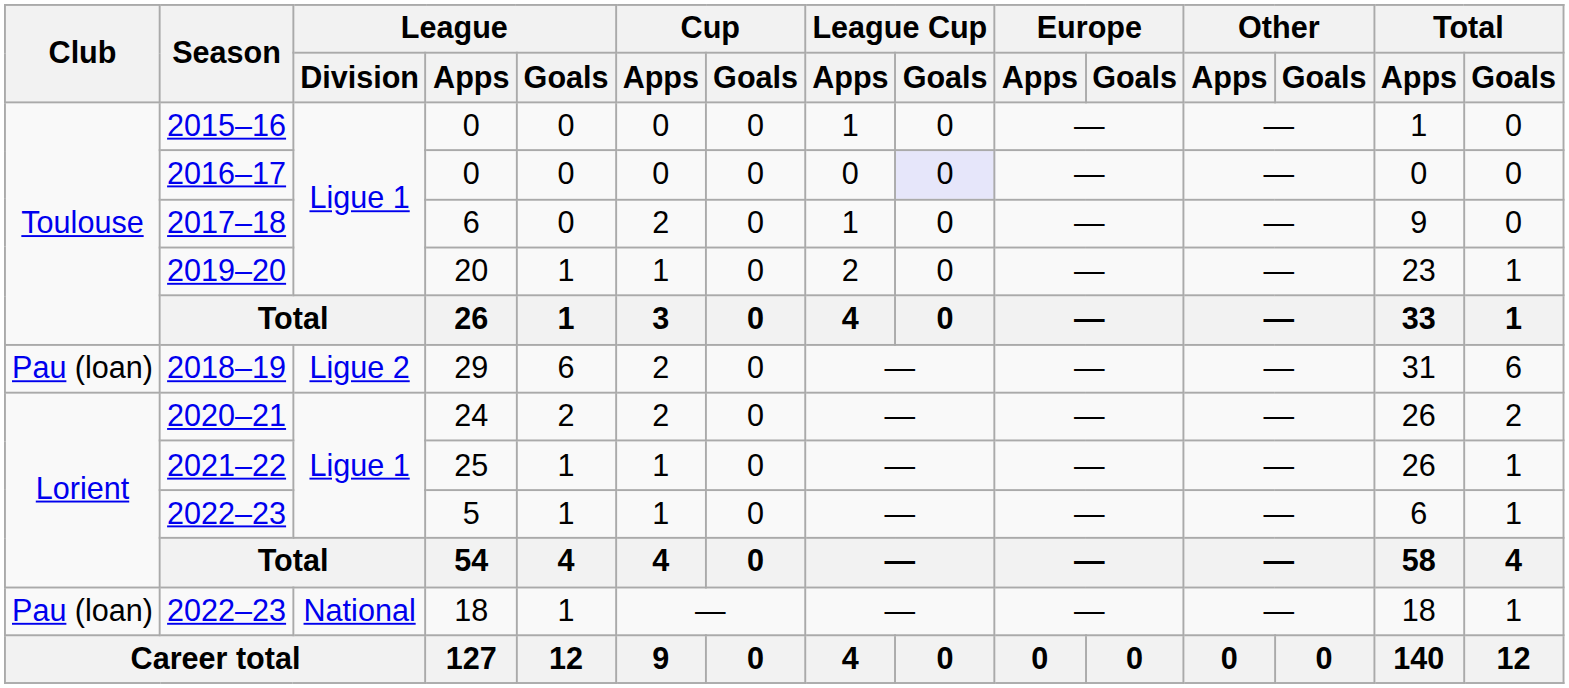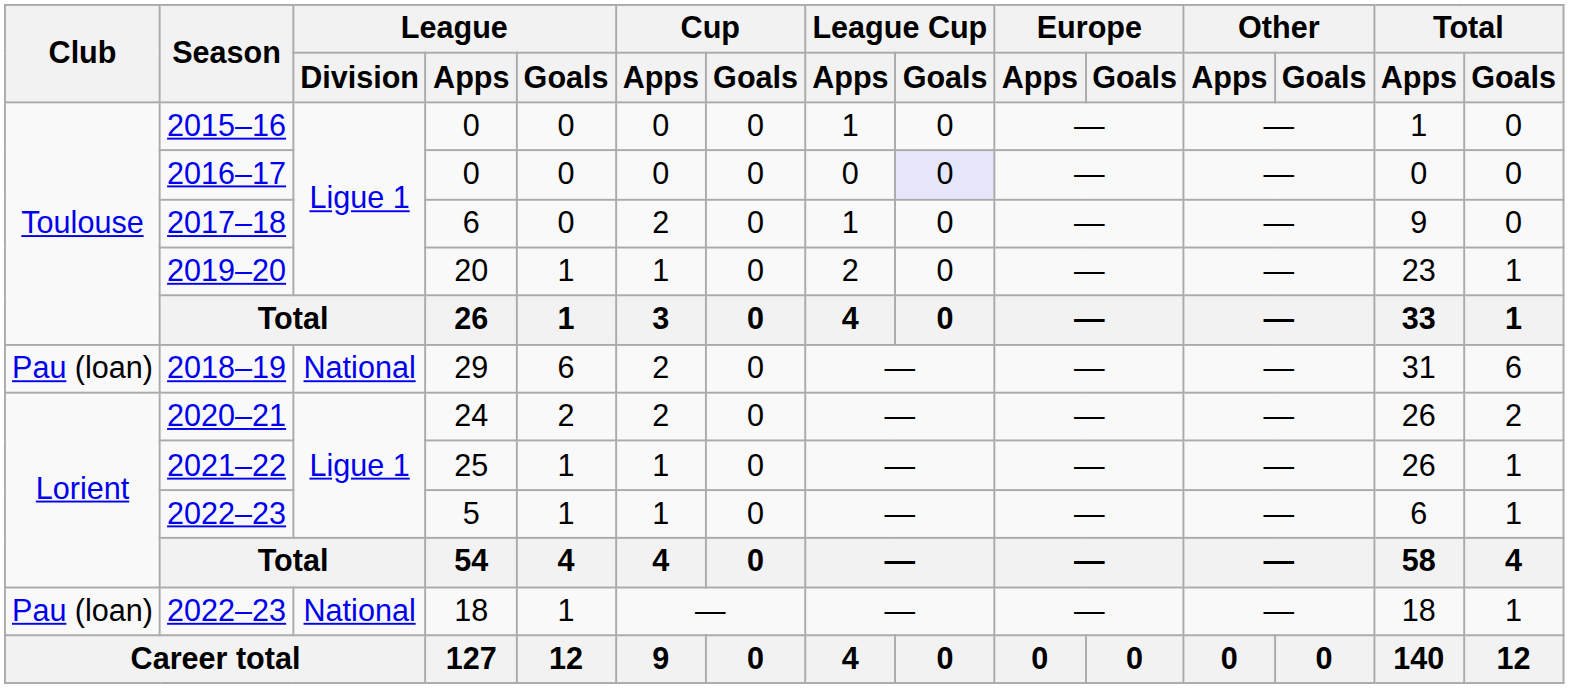(360, 367) Ligue 2 -> (360, 367) National
